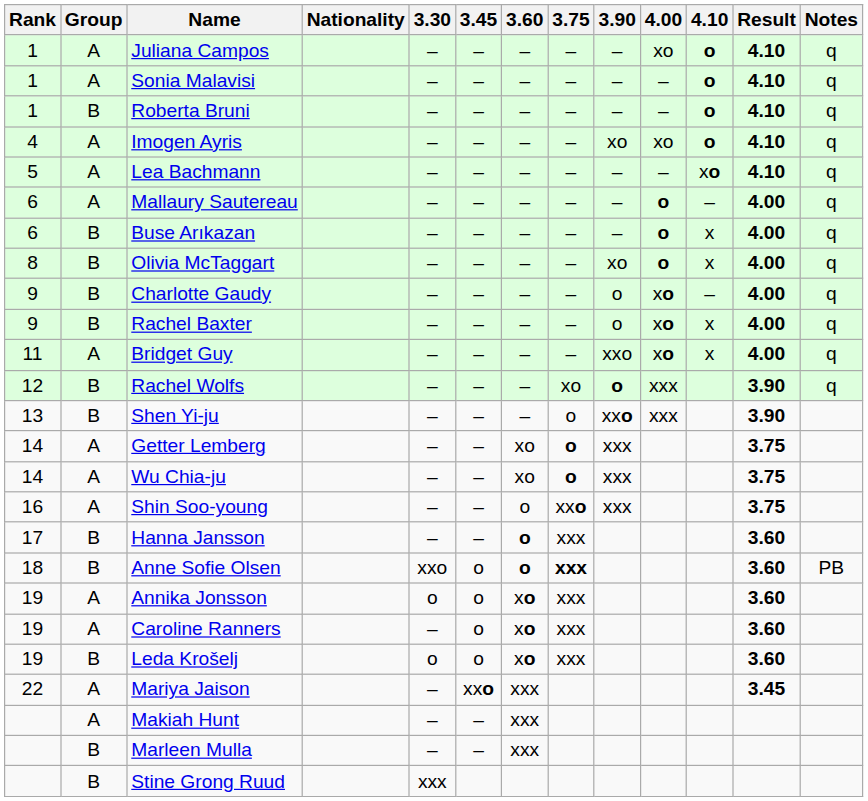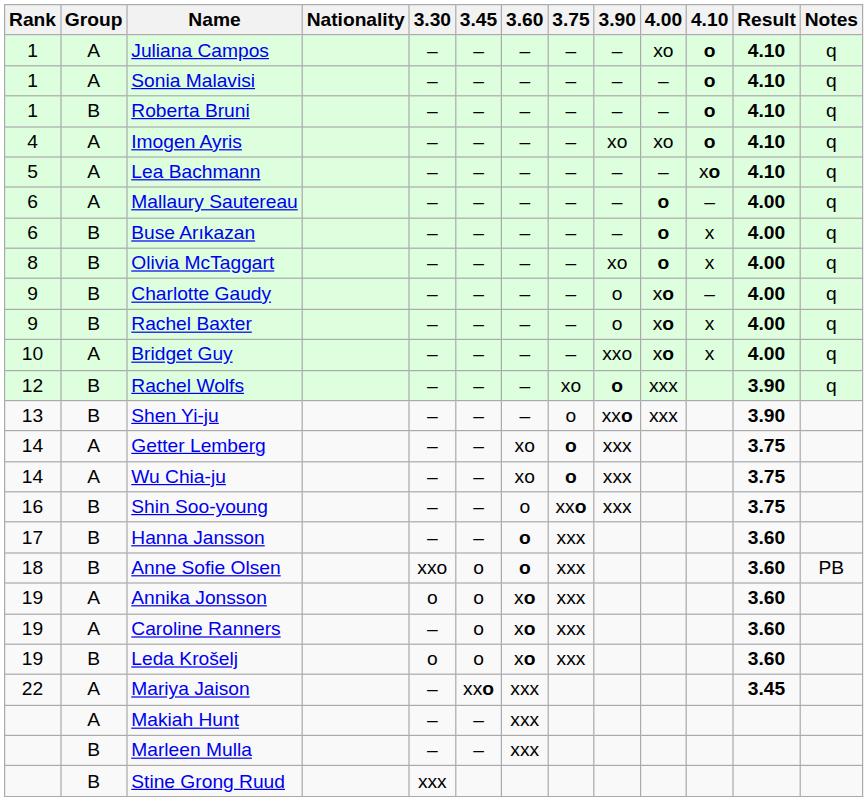(32, 354) 11 -> (32, 354) 10
(94, 506) A -> (94, 506) B
(571, 567) bold -> (571, 567) normal
